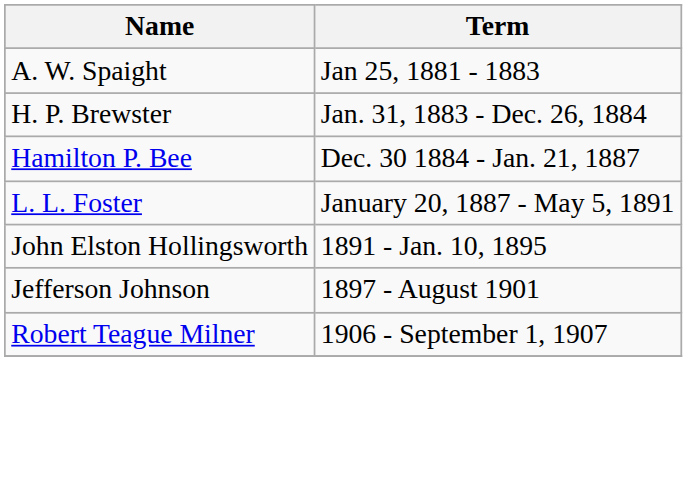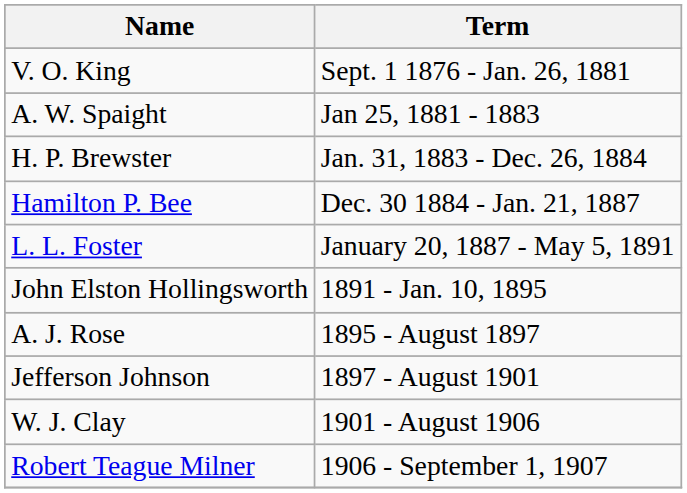+ row: (71, 70)
+ row: (68, 333)
+ row: (68, 421)
